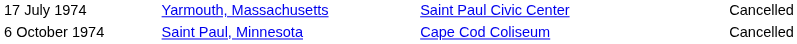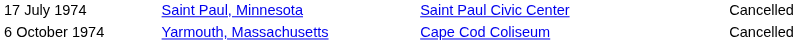(245, 10) Yarmouth, Massachusetts -> (232, 10) Saint Paul, Minnesota
(232, 32) Saint Paul, Minnesota -> (245, 32) Yarmouth, Massachusetts
